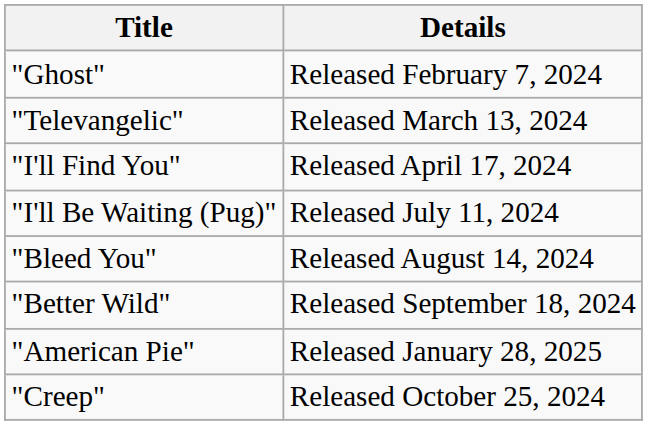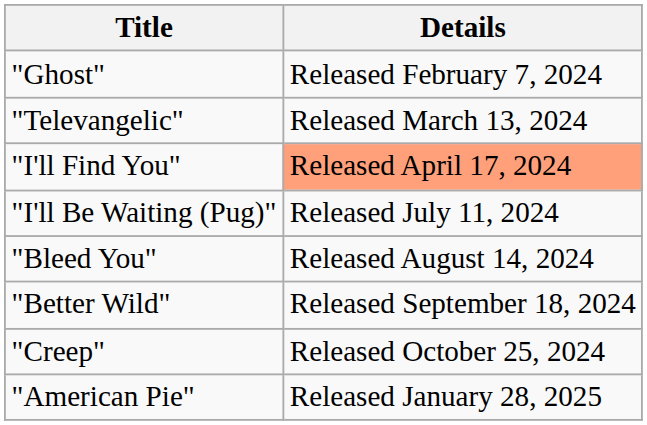(431, 166) no background -> (431, 166) lightsalmon background
rows swapped: (58, 397) <-> (103, 350)
